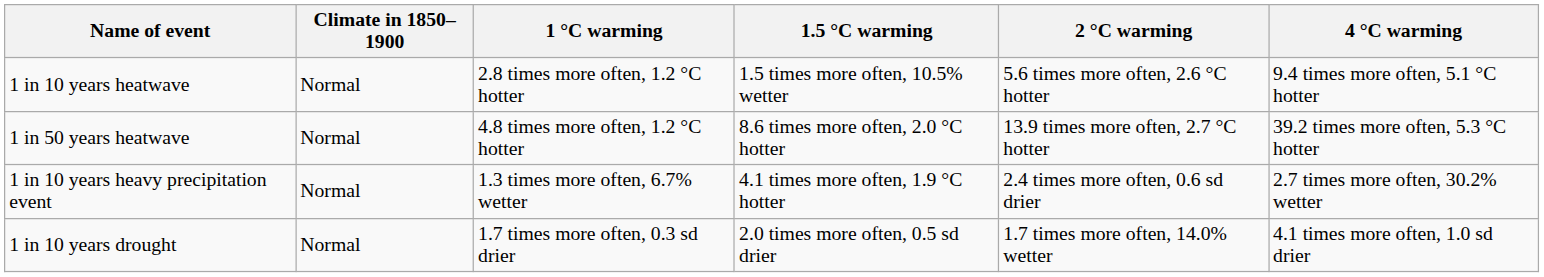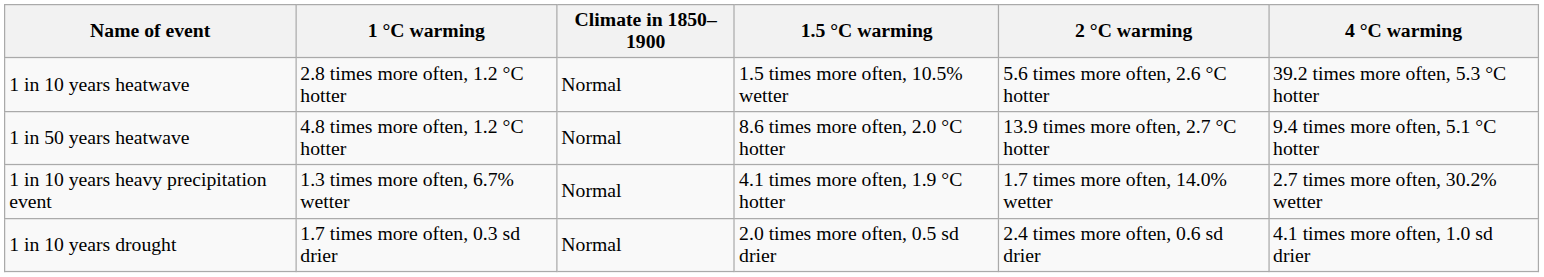columns swapped: (385, 31) <-> (604, 31)
(1385, 84) 9.4 times more often, 5.1 °C hotter -> (1390, 84) 39.2 times more often, 5.3 °C hotter
(1390, 137) 39.2 times more often, 5.3 °C hotter -> (1385, 137) 9.4 times more often, 5.1 °C hotter
(1113, 191) 2.4 times more often, 0.6 sd drier -> (1115, 191) 1.7 times more often, 14.0% wetter
(1115, 244) 1.7 times more often, 14.0% wetter -> (1113, 244) 2.4 times more often, 0.6 sd drier
